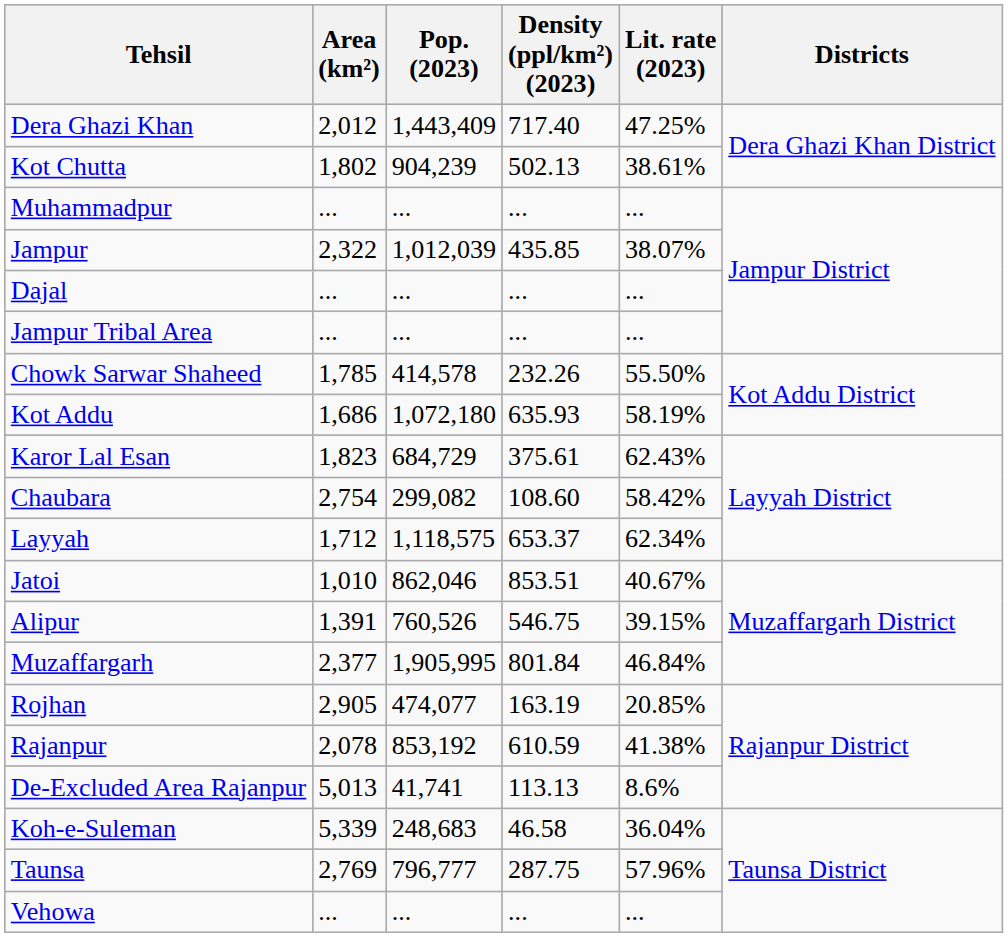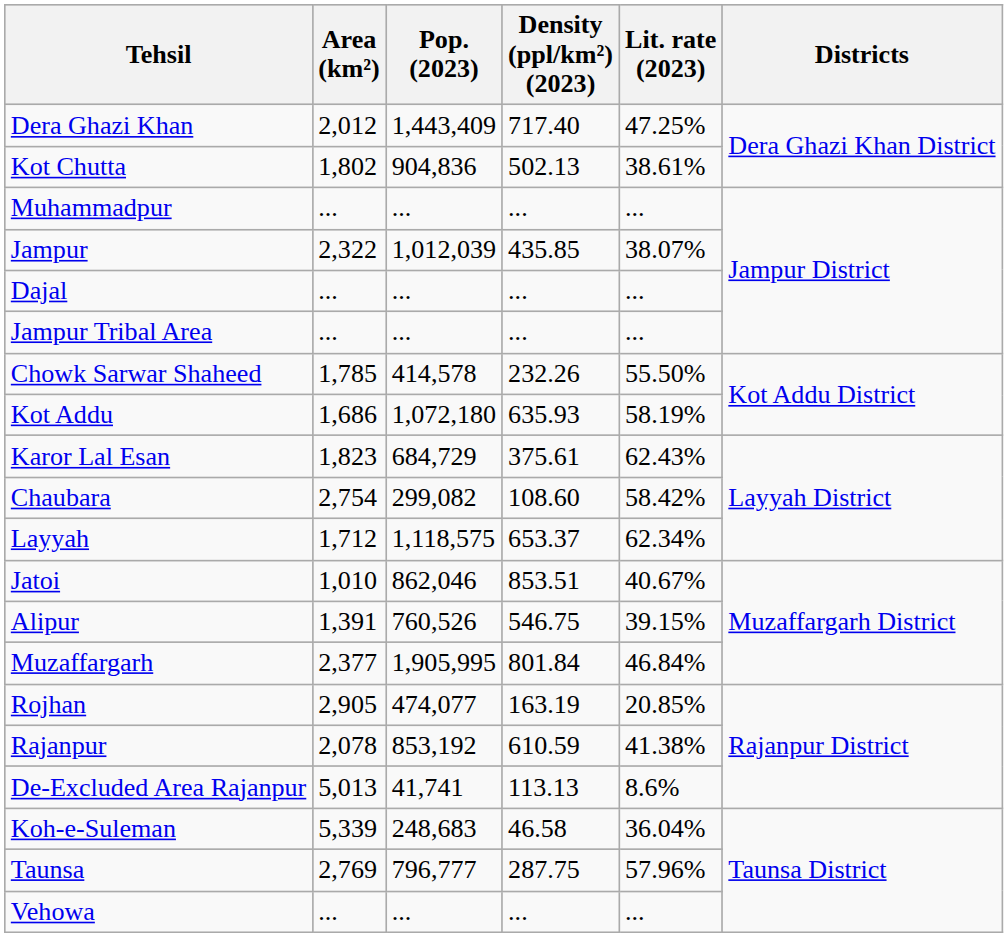(434, 166) 904,239 -> (434, 166) 904,836
